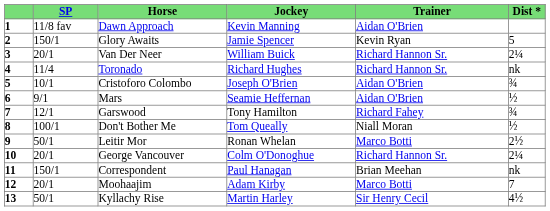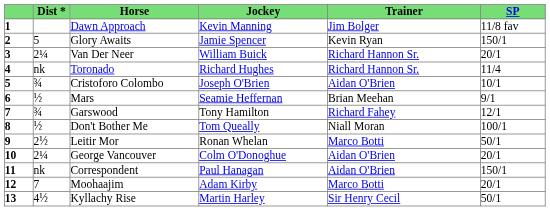columns swapped: (527, 11) <-> (66, 11)
(389, 26) Aidan O'Brien -> (353, 26) Jim Bolger
(389, 98) Aidan O'Brien -> (361, 98) Brian Meehan
(402, 155) Richard Hannon Sr. -> (361, 155) Aidan O'Brien
(389, 170) Brian Meehan -> (361, 170) Aidan O'Brien
